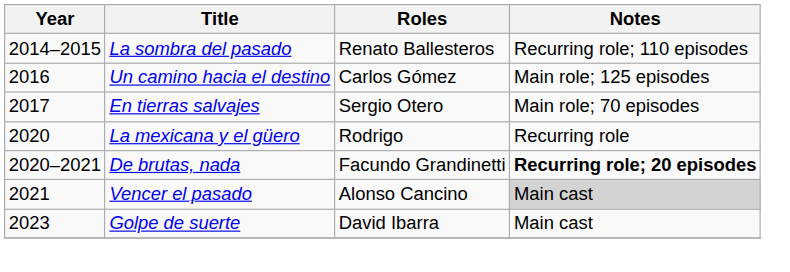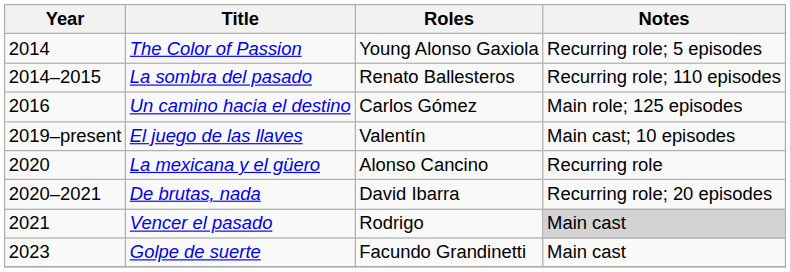+ row: (216, 48)
- row: (185, 106)
+ row: (216, 135)
(371, 135) Rodrigo -> (424, 164) Alonso Cancino
(422, 164) Facundo Grandinetti -> (409, 194) David Ibarra
(635, 164) bold -> (660, 194) normal
(403, 194) Alonso Cancino -> (391, 223) Rodrigo
(389, 223) David Ibarra -> (443, 252) Facundo Grandinetti
